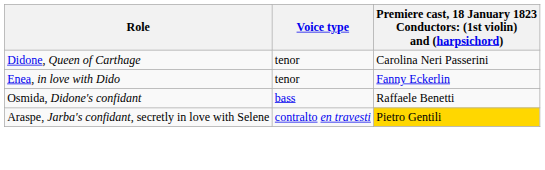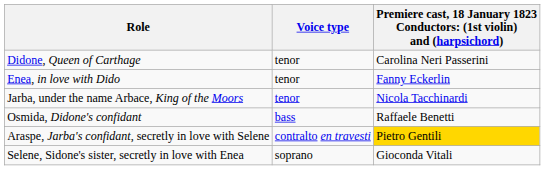+ row: (125, 98)
+ row: (125, 155)
